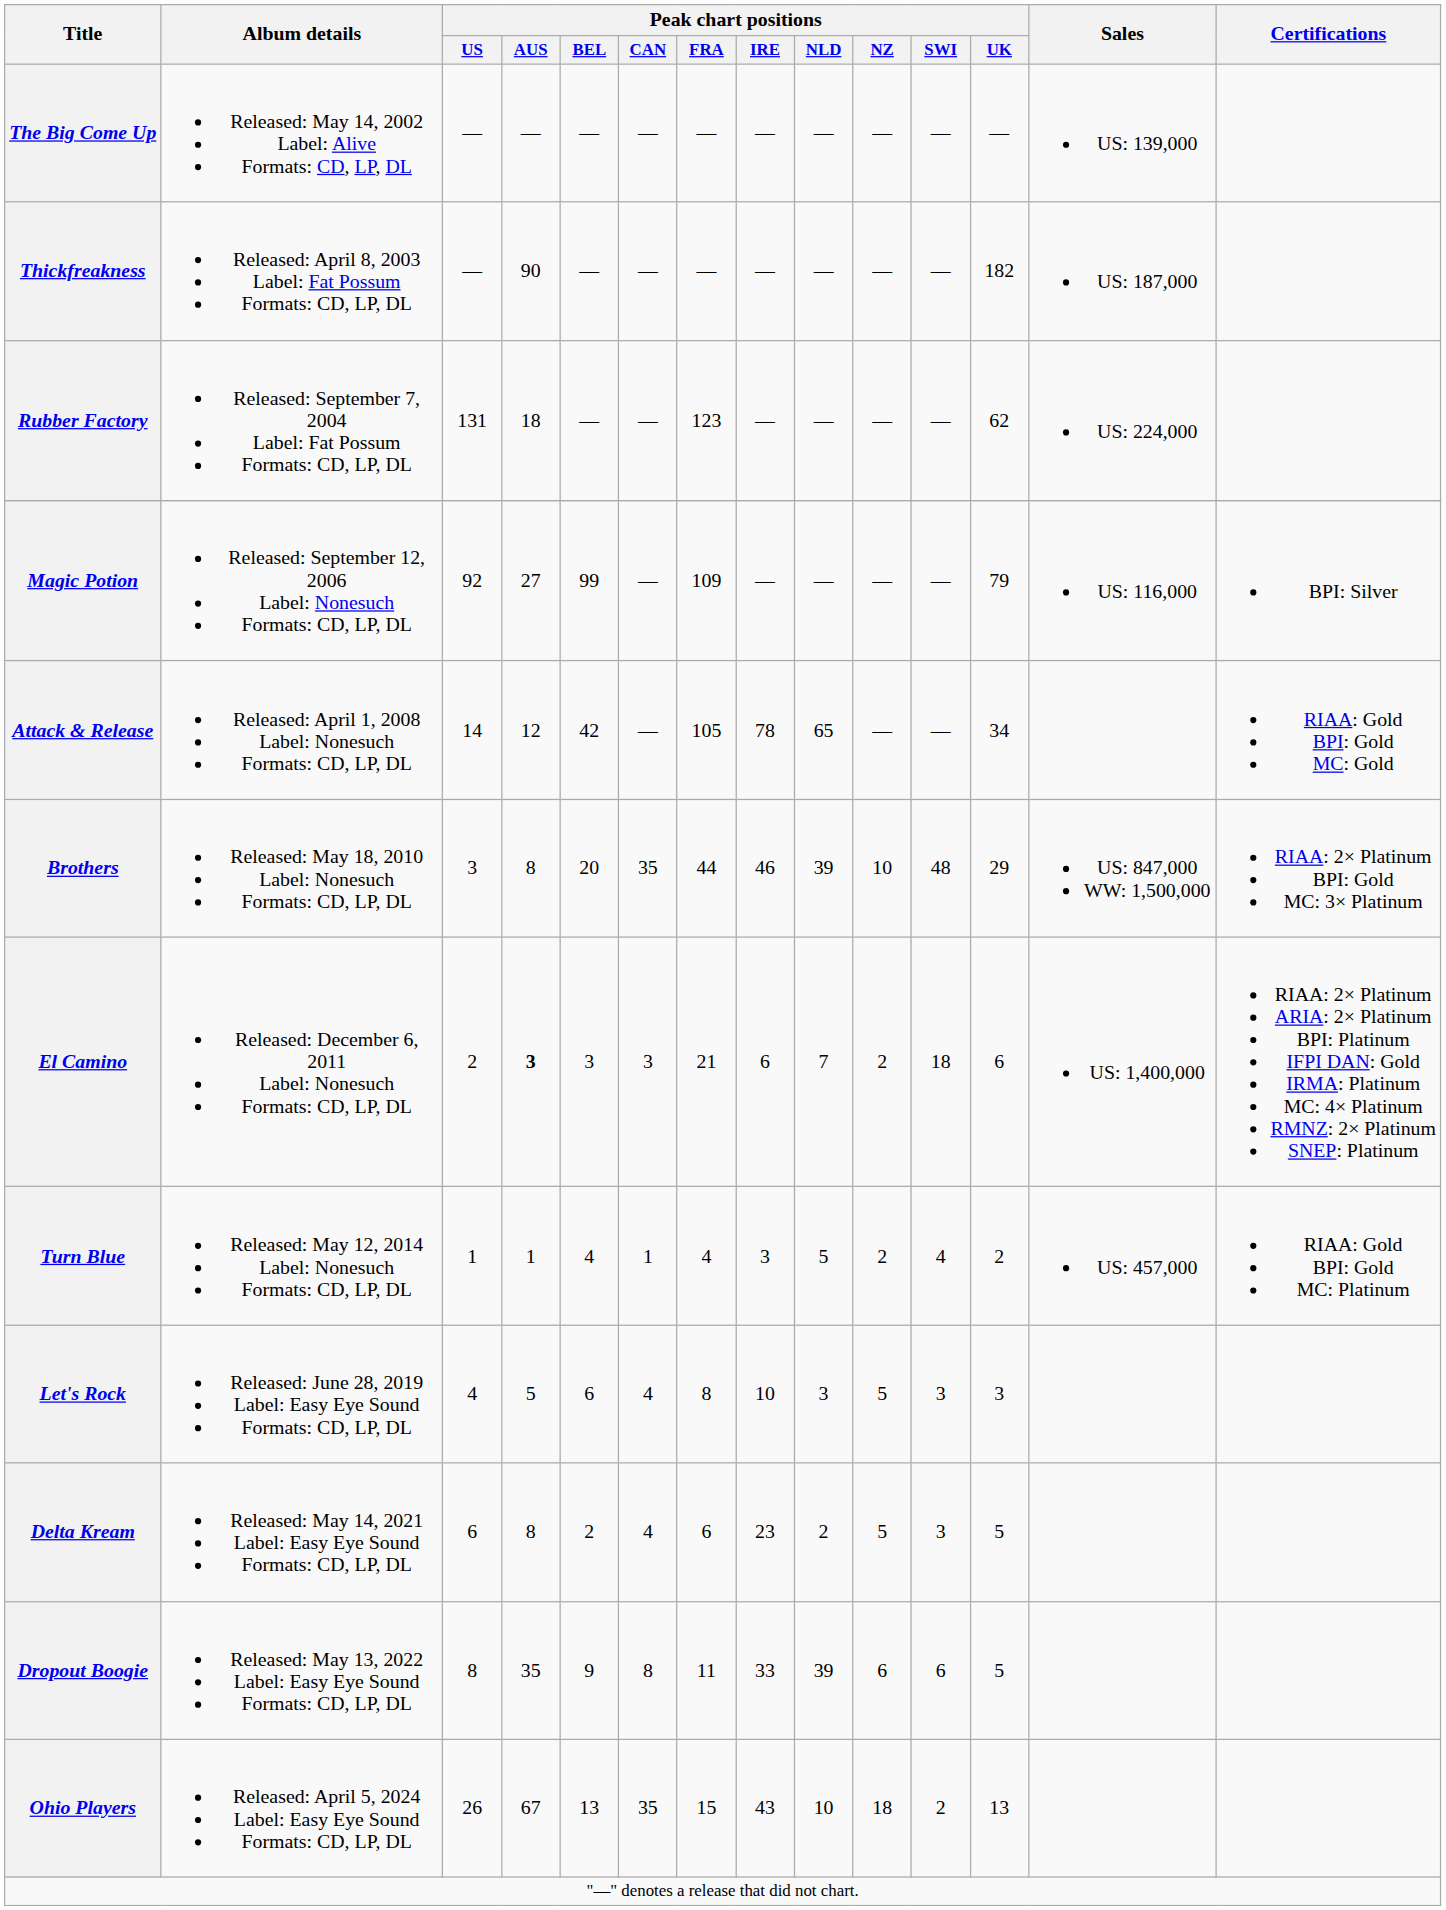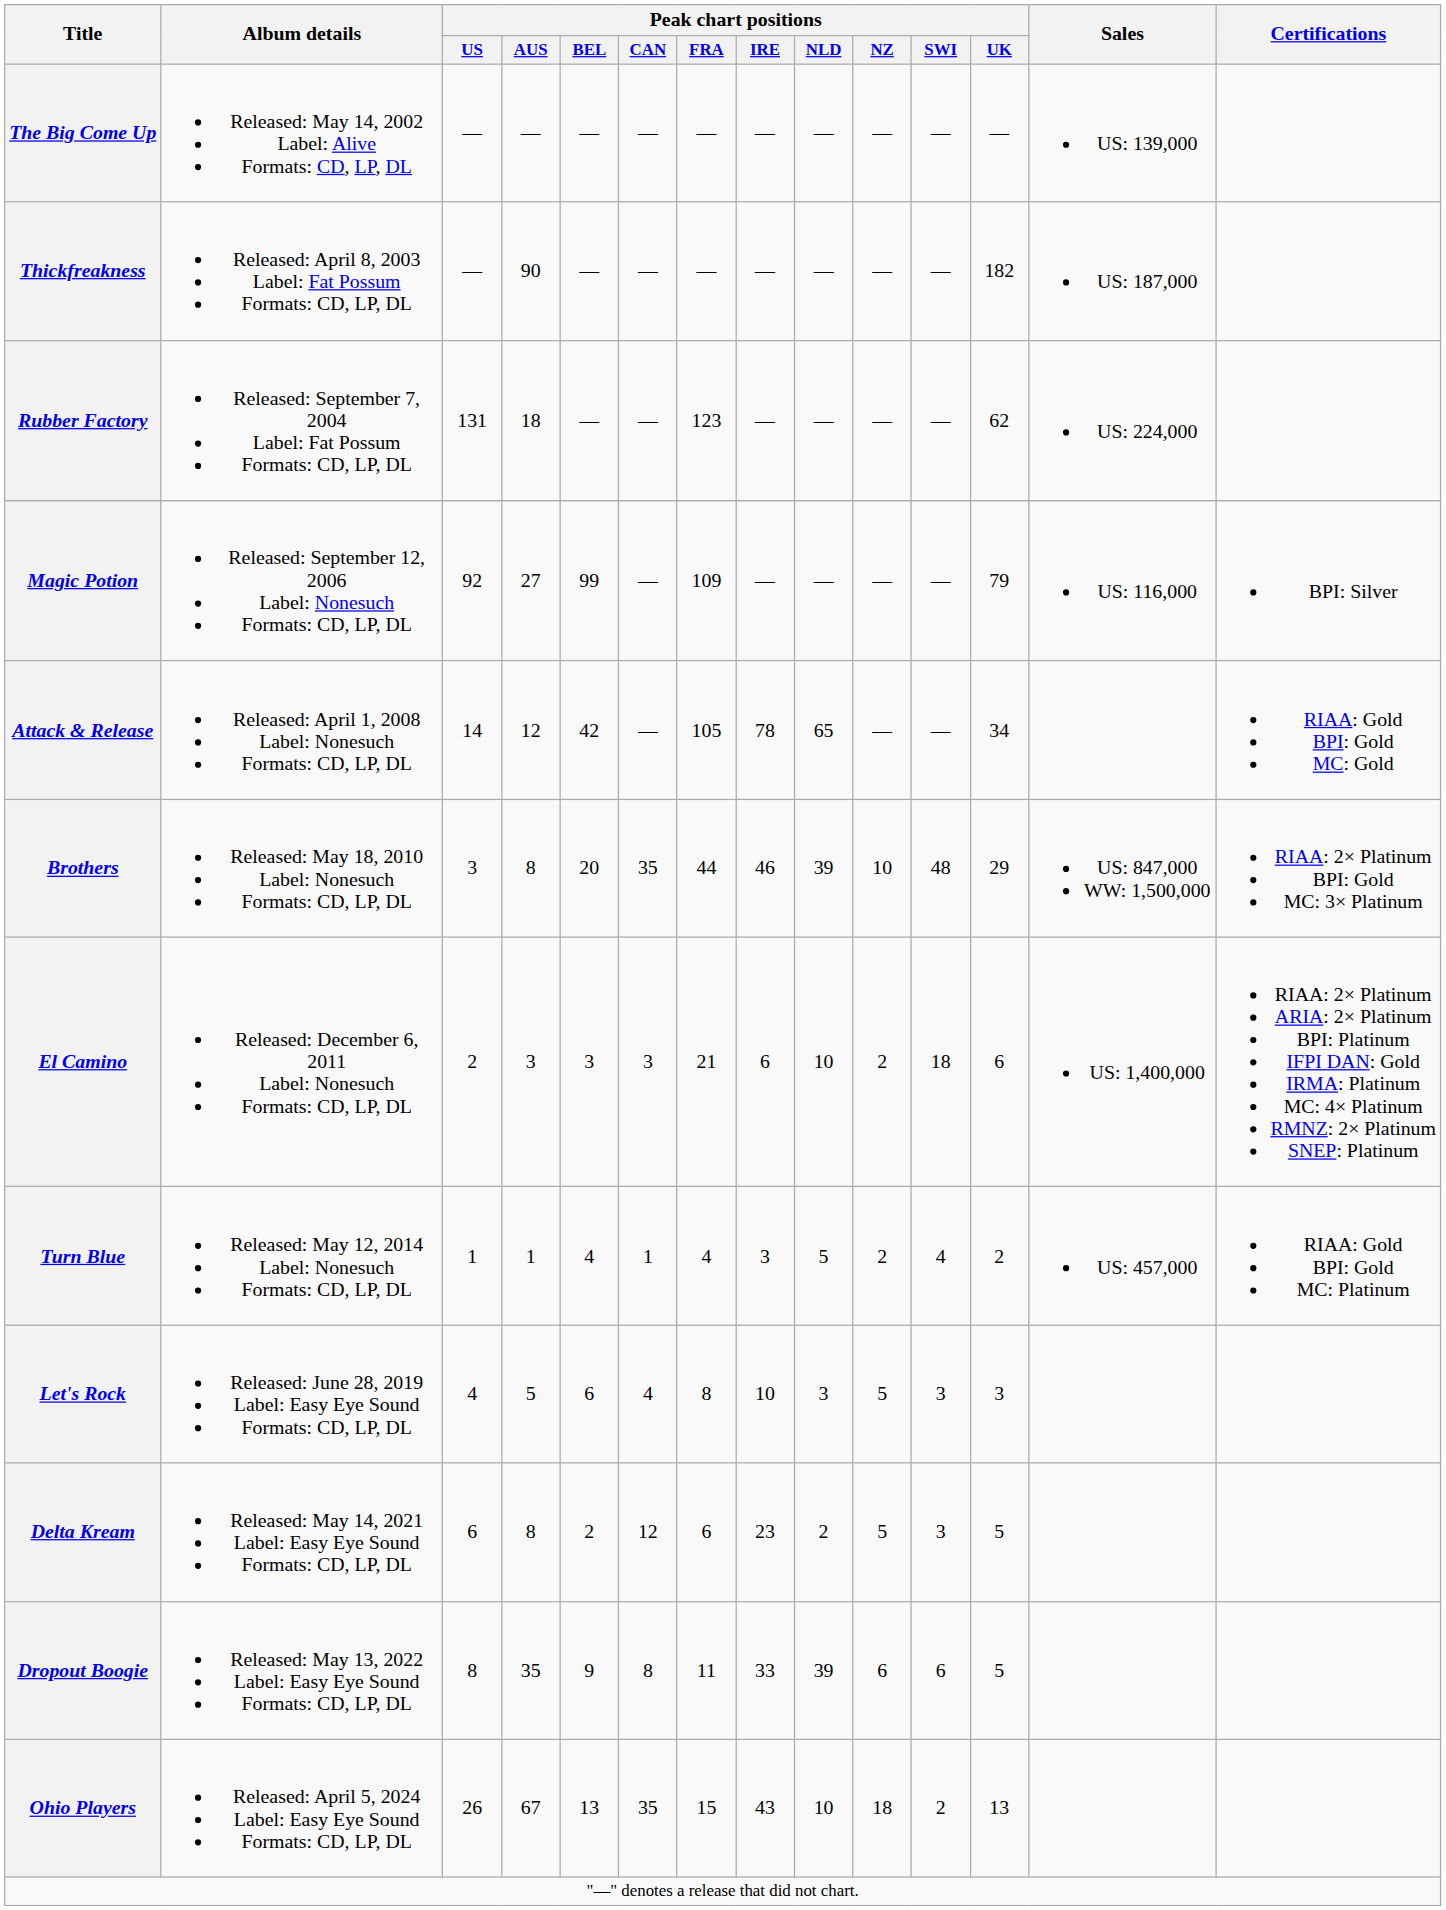(531, 1061) bold -> (531, 1061) normal
(824, 1061) 7 -> (824, 1061) 10
(648, 1532) 4 -> (648, 1532) 12
